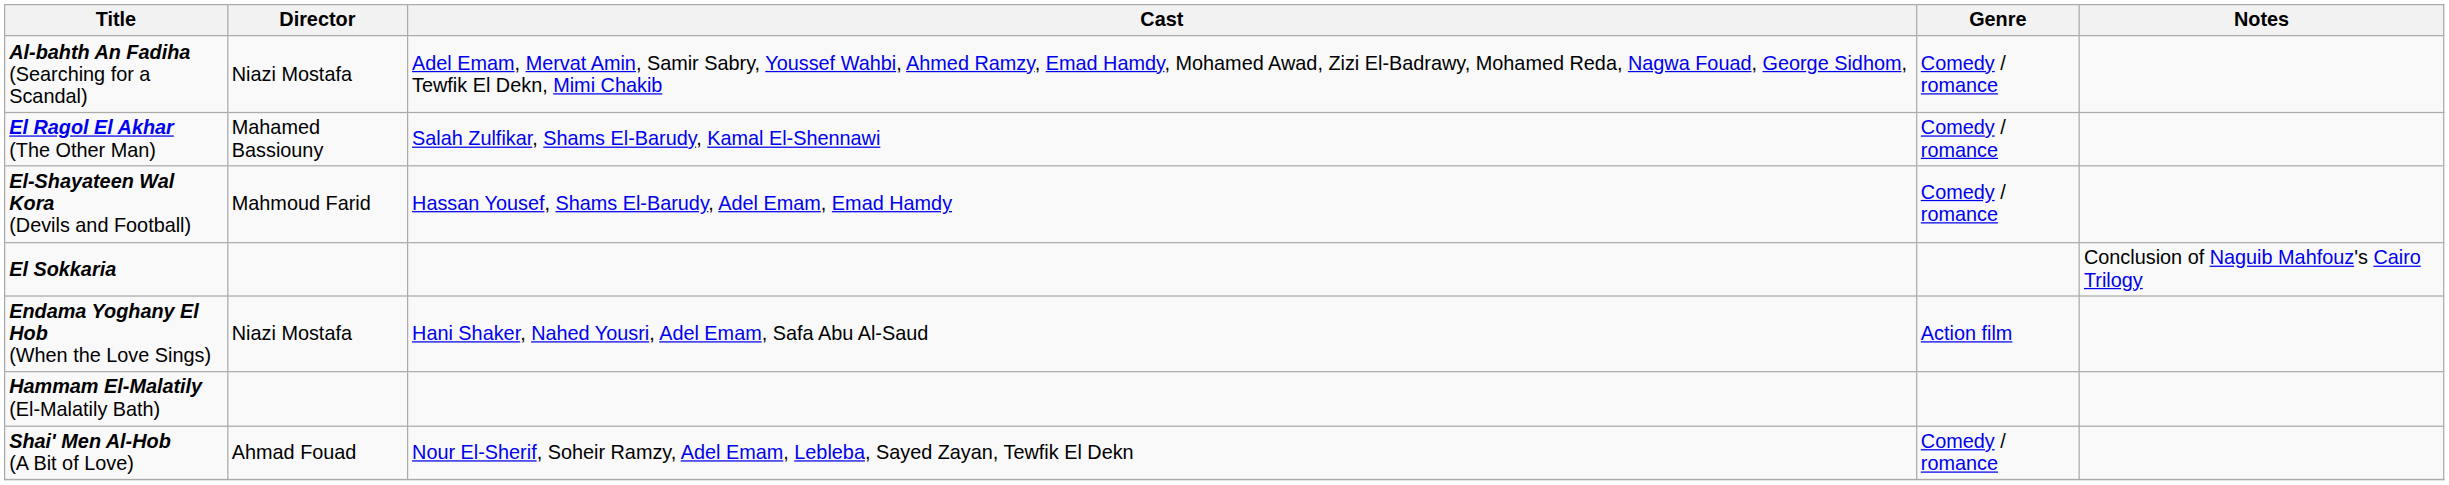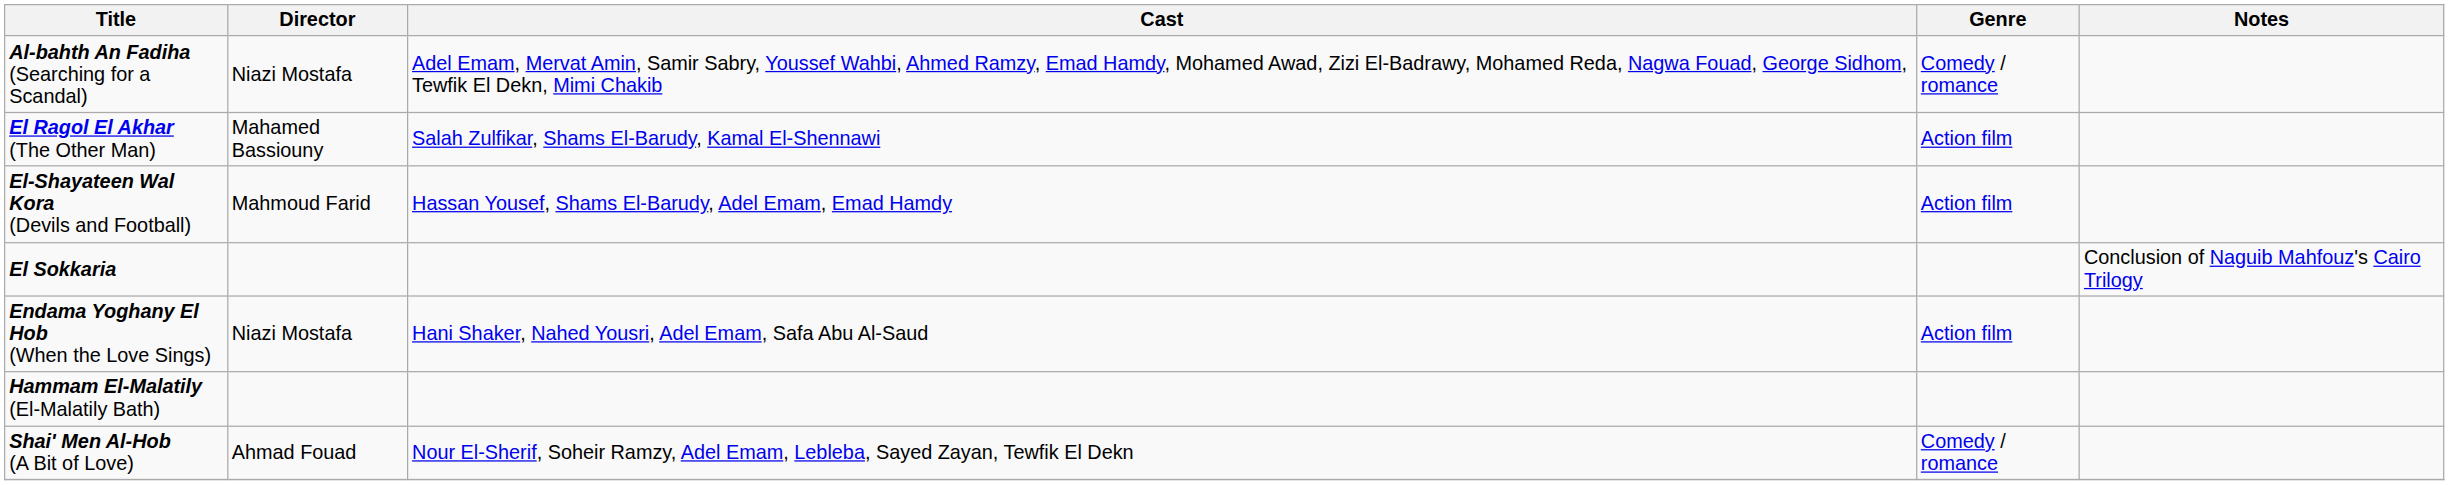(1963, 138) Comedy / romance -> (1967, 138) Action film
(1963, 203) Comedy / romance -> (1967, 203) Action film
